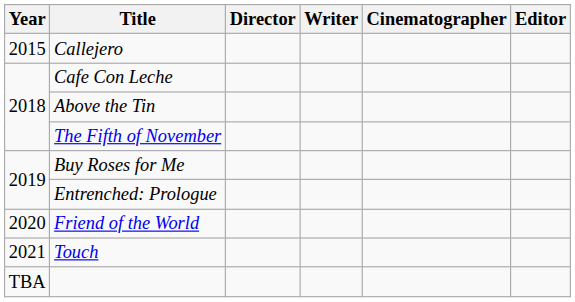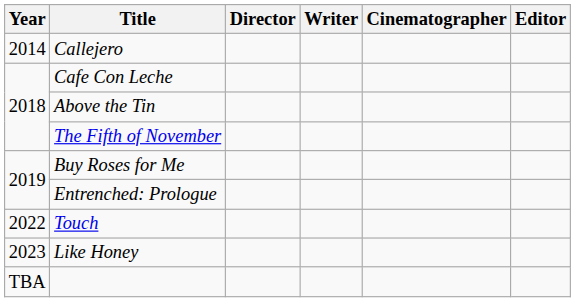(27, 48) 2015 -> (27, 48) 2014
- row: (127, 223)
(27, 252) 2021 -> (27, 223) 2022
+ row: (96, 252)
